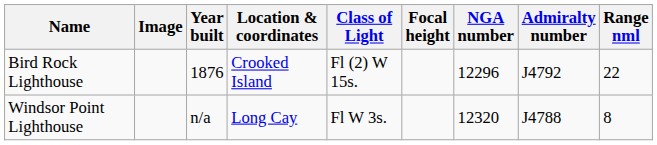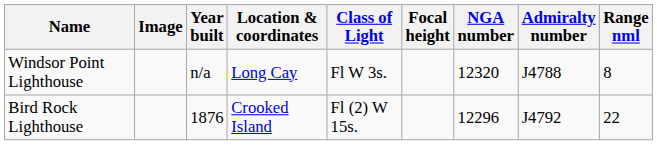rows swapped: (46, 72) <-> (56, 117)
